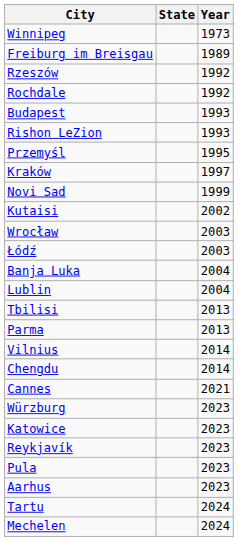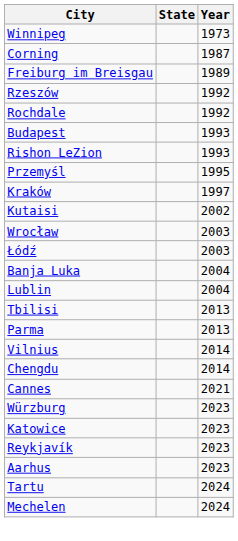+ row: (33, 54)
- row: (36, 192)
- row: (22, 468)
